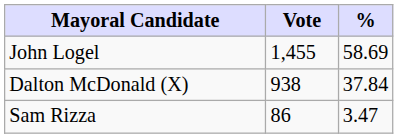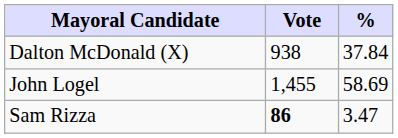rows swapped: (54, 52) <-> (99, 84)
(281, 116) normal -> (281, 116) bold
